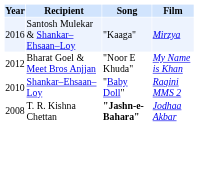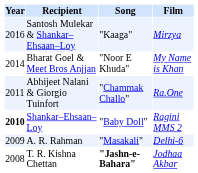(15, 63) 2012 -> (15, 63) 2014
+ row: (58, 93)
(15, 87) normal -> (15, 122) bold
+ row: (54, 140)
